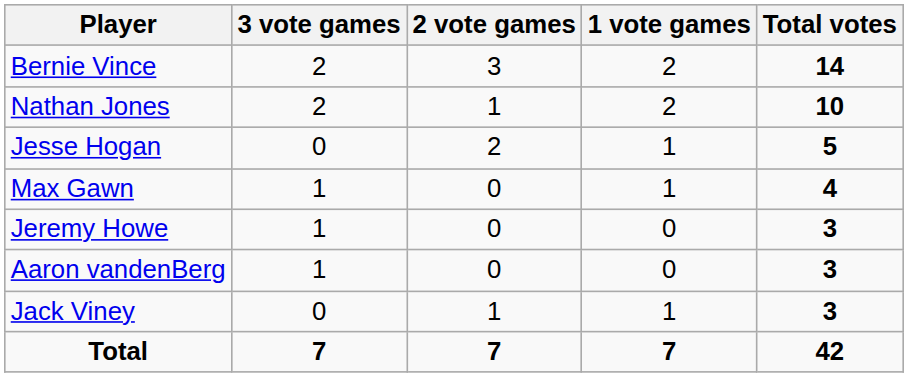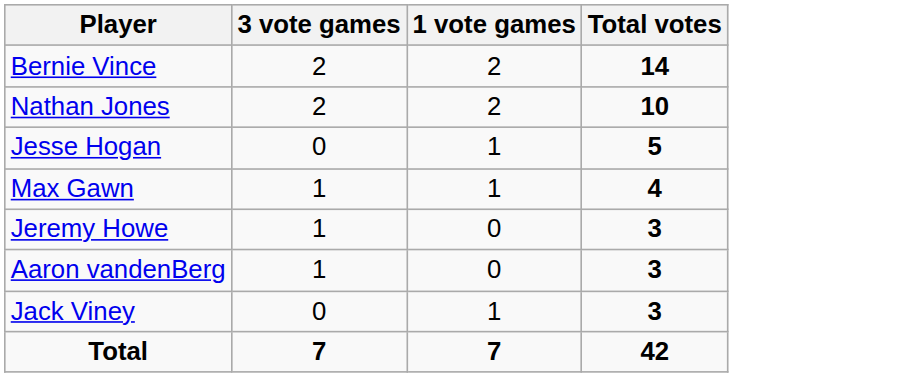- column: (494, 24)
